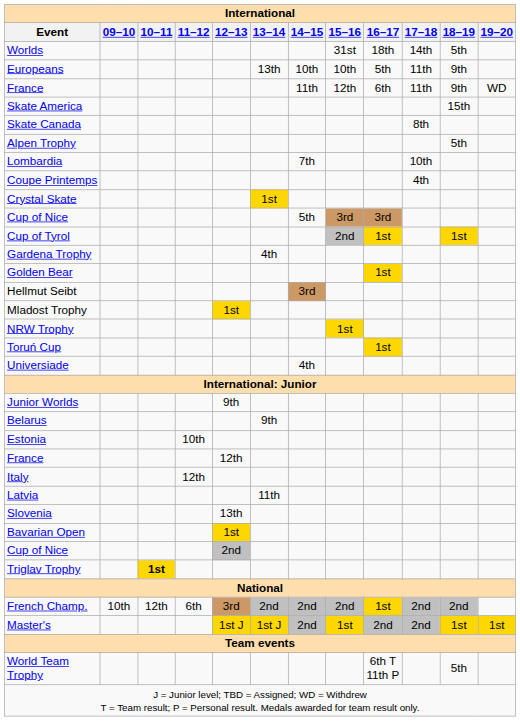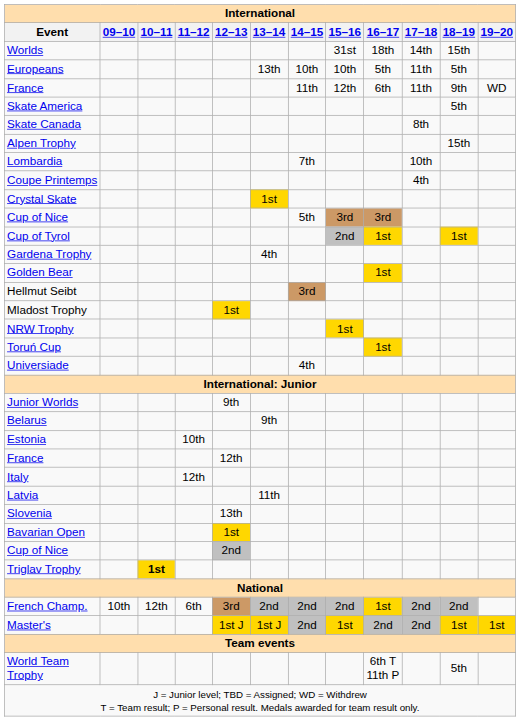(459, 50) 5th -> (459, 50) 15th
(459, 69) 9th -> (459, 69) 5th
(459, 106) 15th -> (459, 106) 5th
(459, 143) 5th -> (459, 143) 15th
